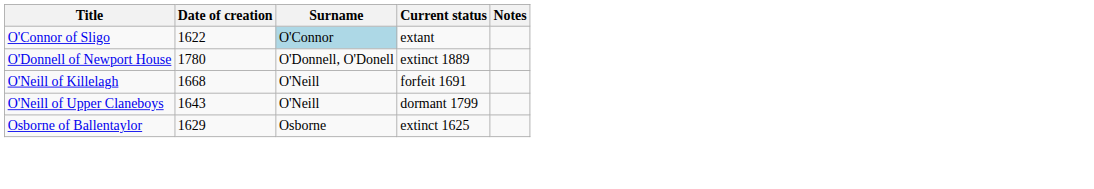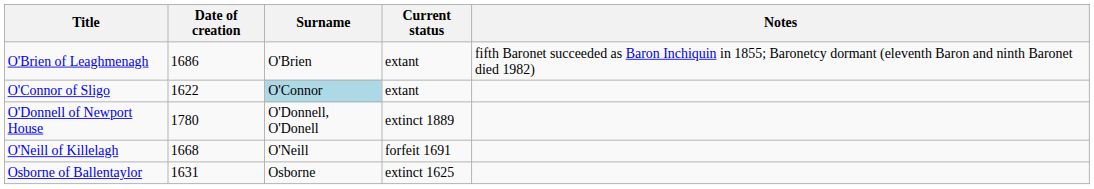+ row: (78, 61)
- row: (86, 103)
(192, 125) 1629 -> (185, 172) 1631
